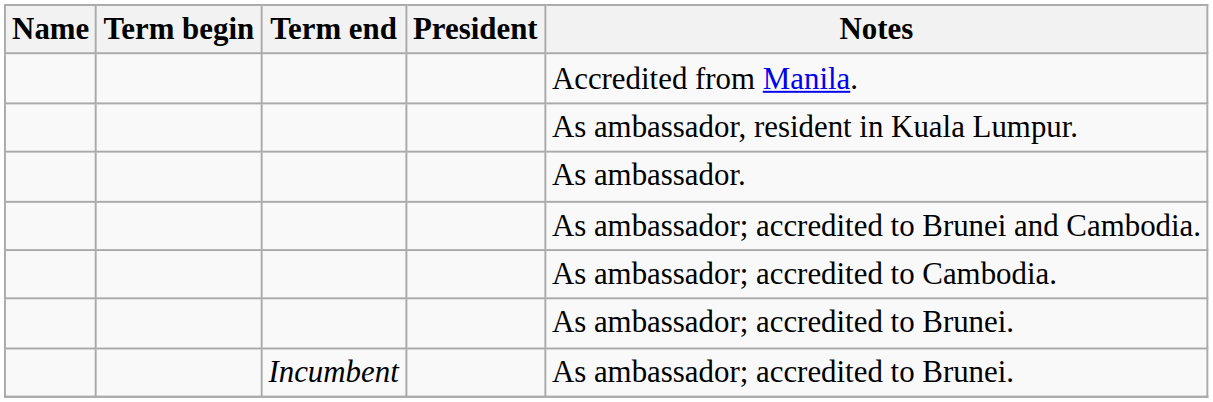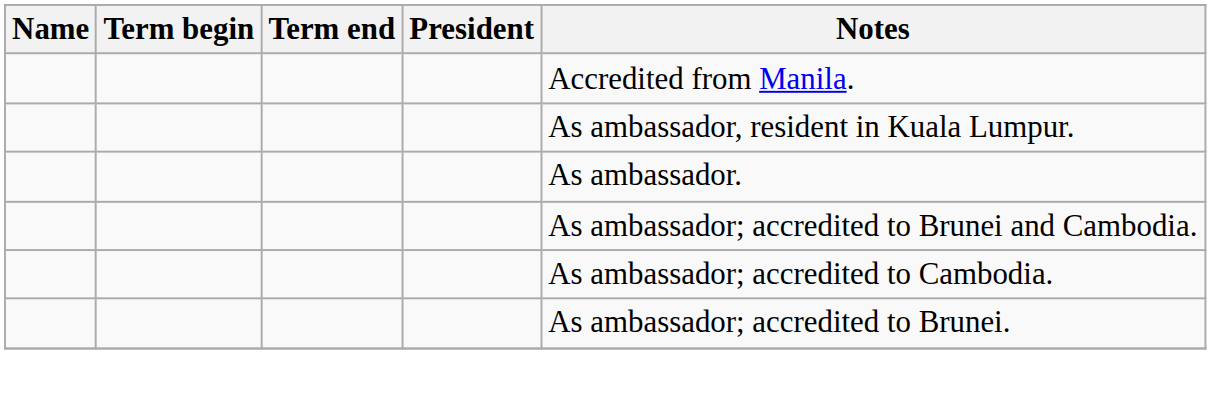- row: (51, 372)
